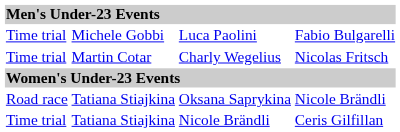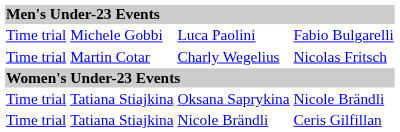(37, 99) Road race -> (36, 99) Time trial
